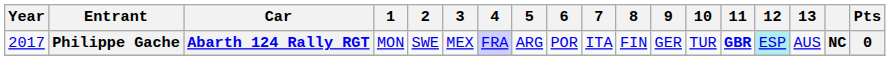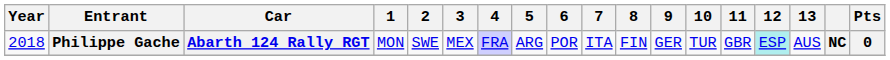(27, 43) 2017 -> (27, 43) 2018
(738, 43) bold -> (738, 43) normal
